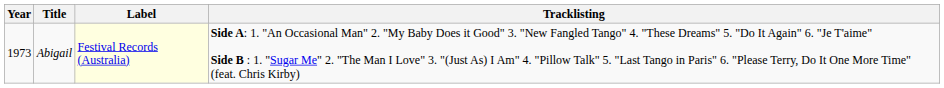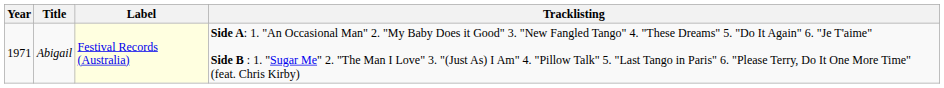(19, 53) 1973 -> (19, 53) 1971
